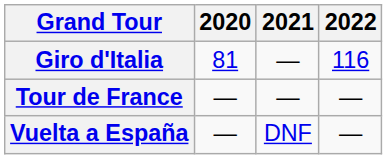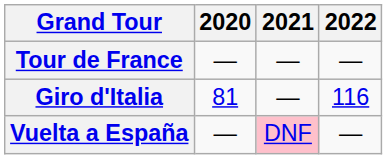rows swapped: (99, 60) <-> (99, 97)
(288, 134) no background -> (288, 134) pink background
